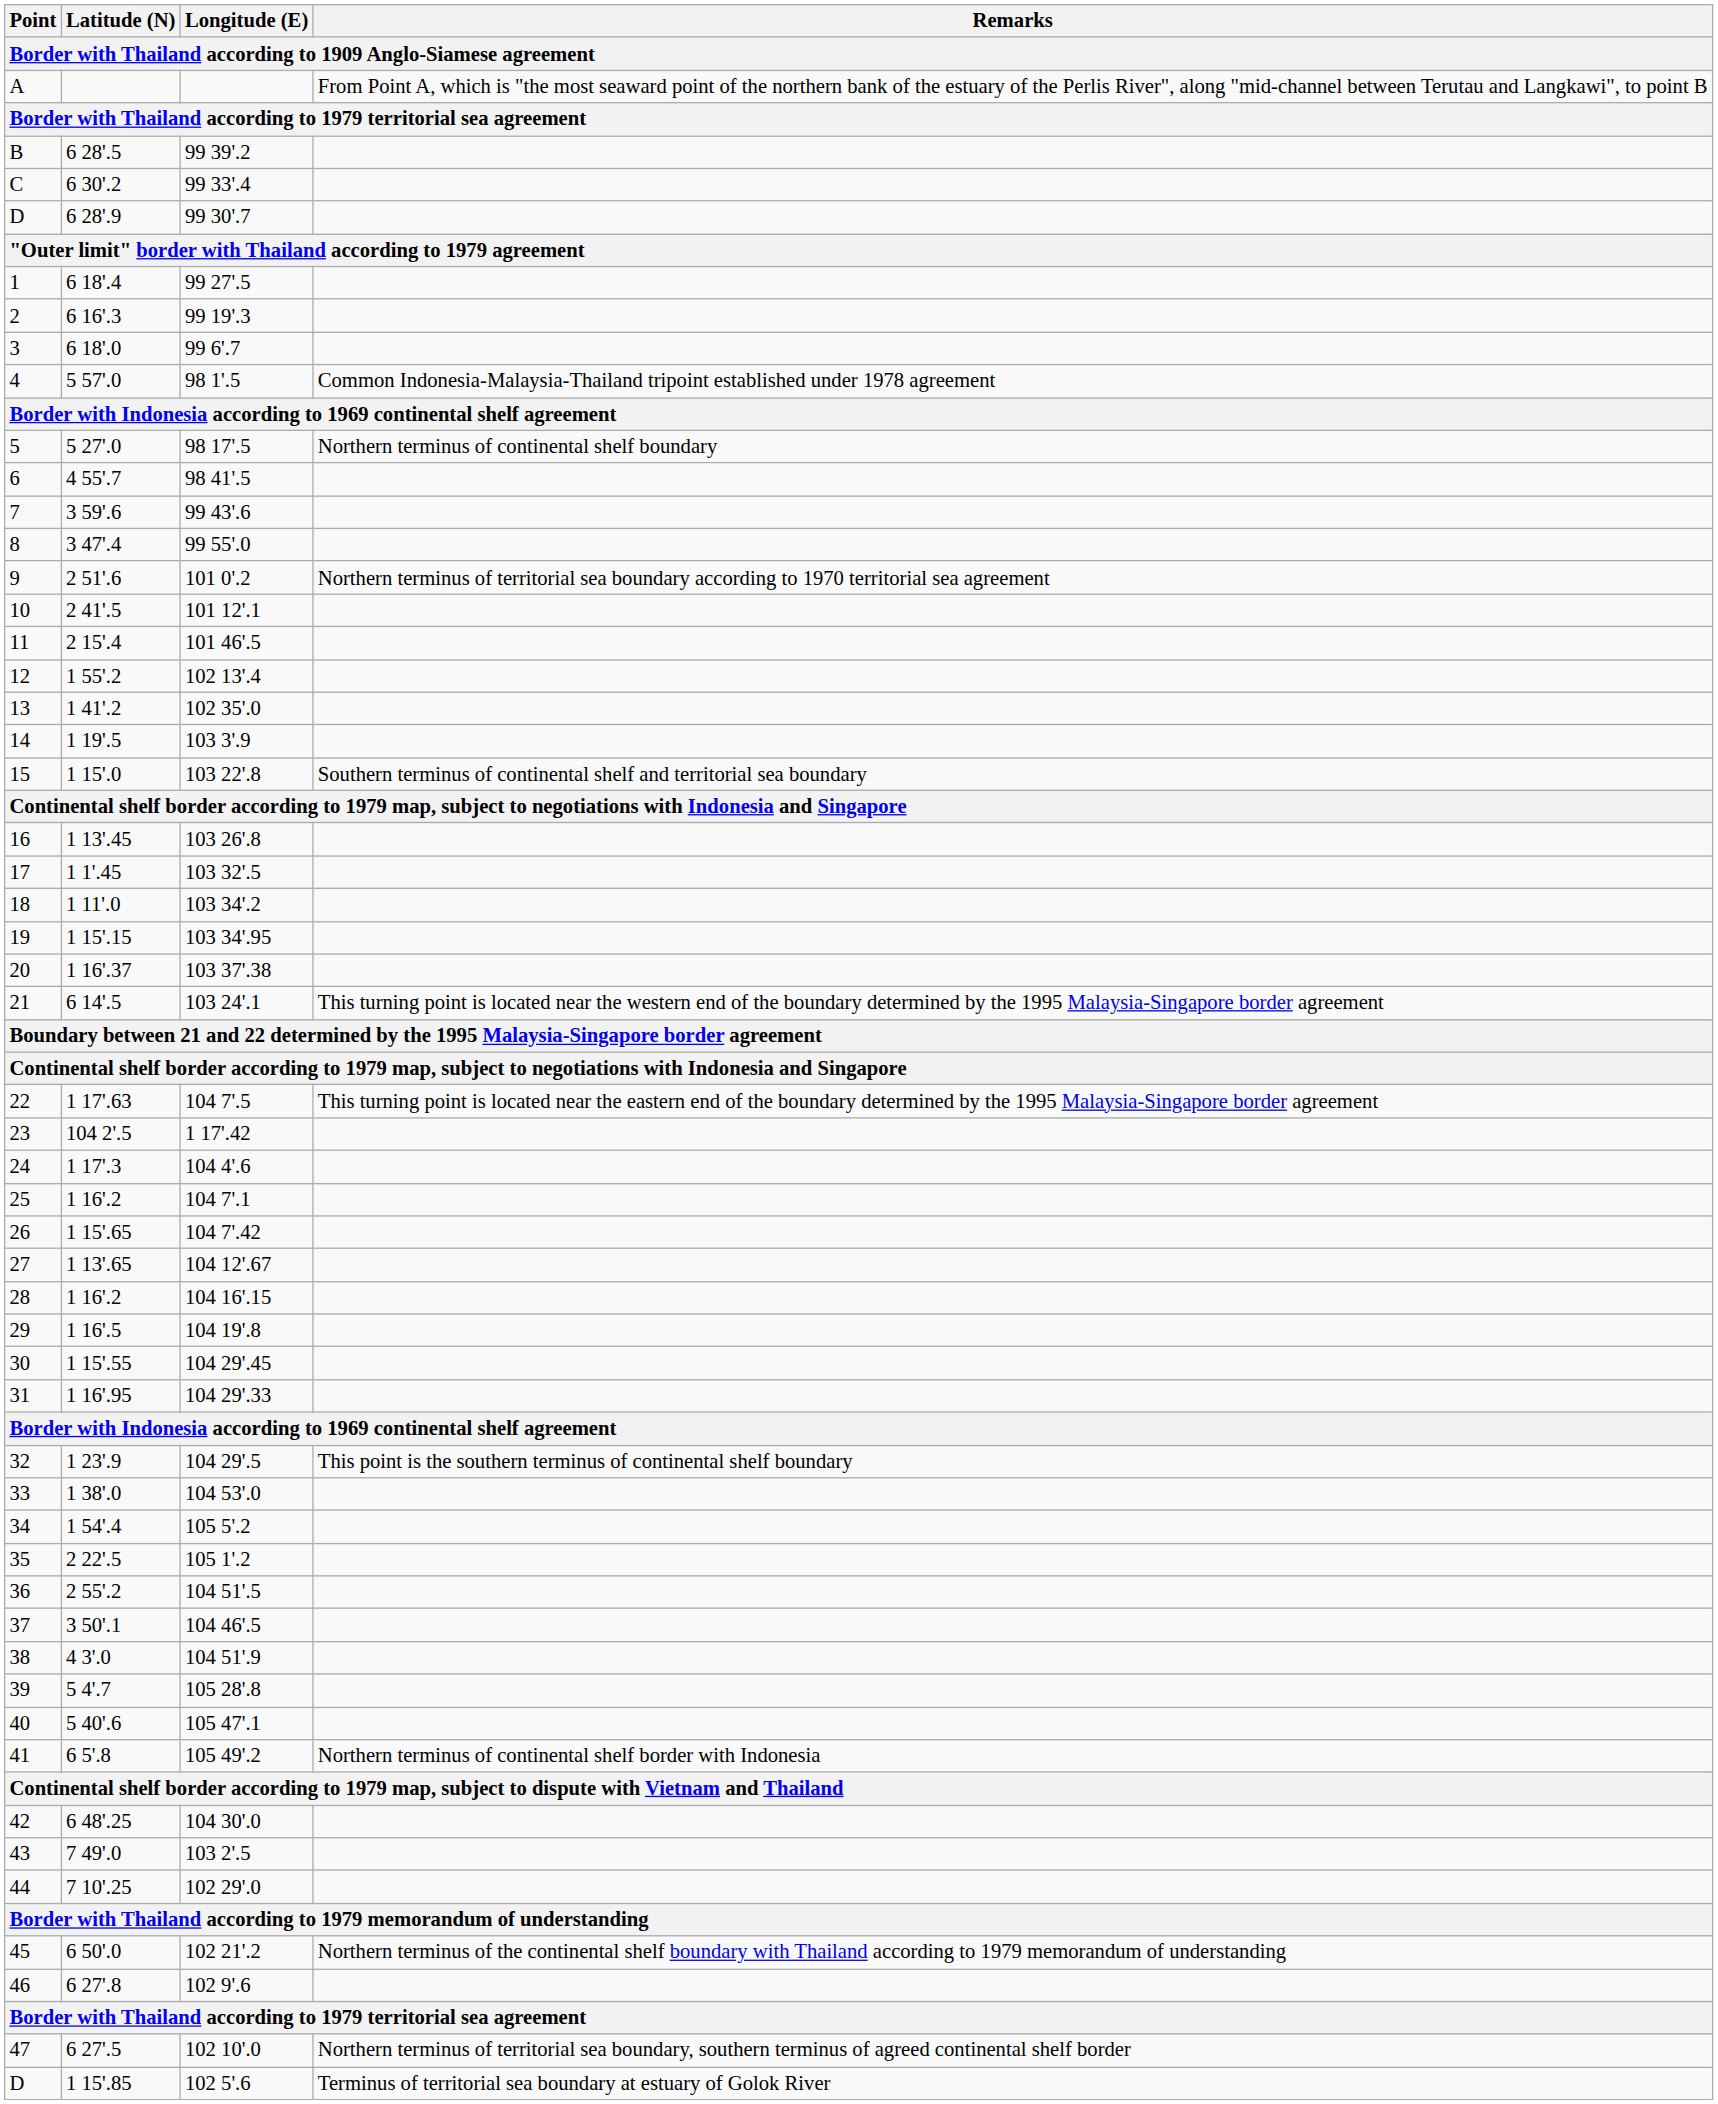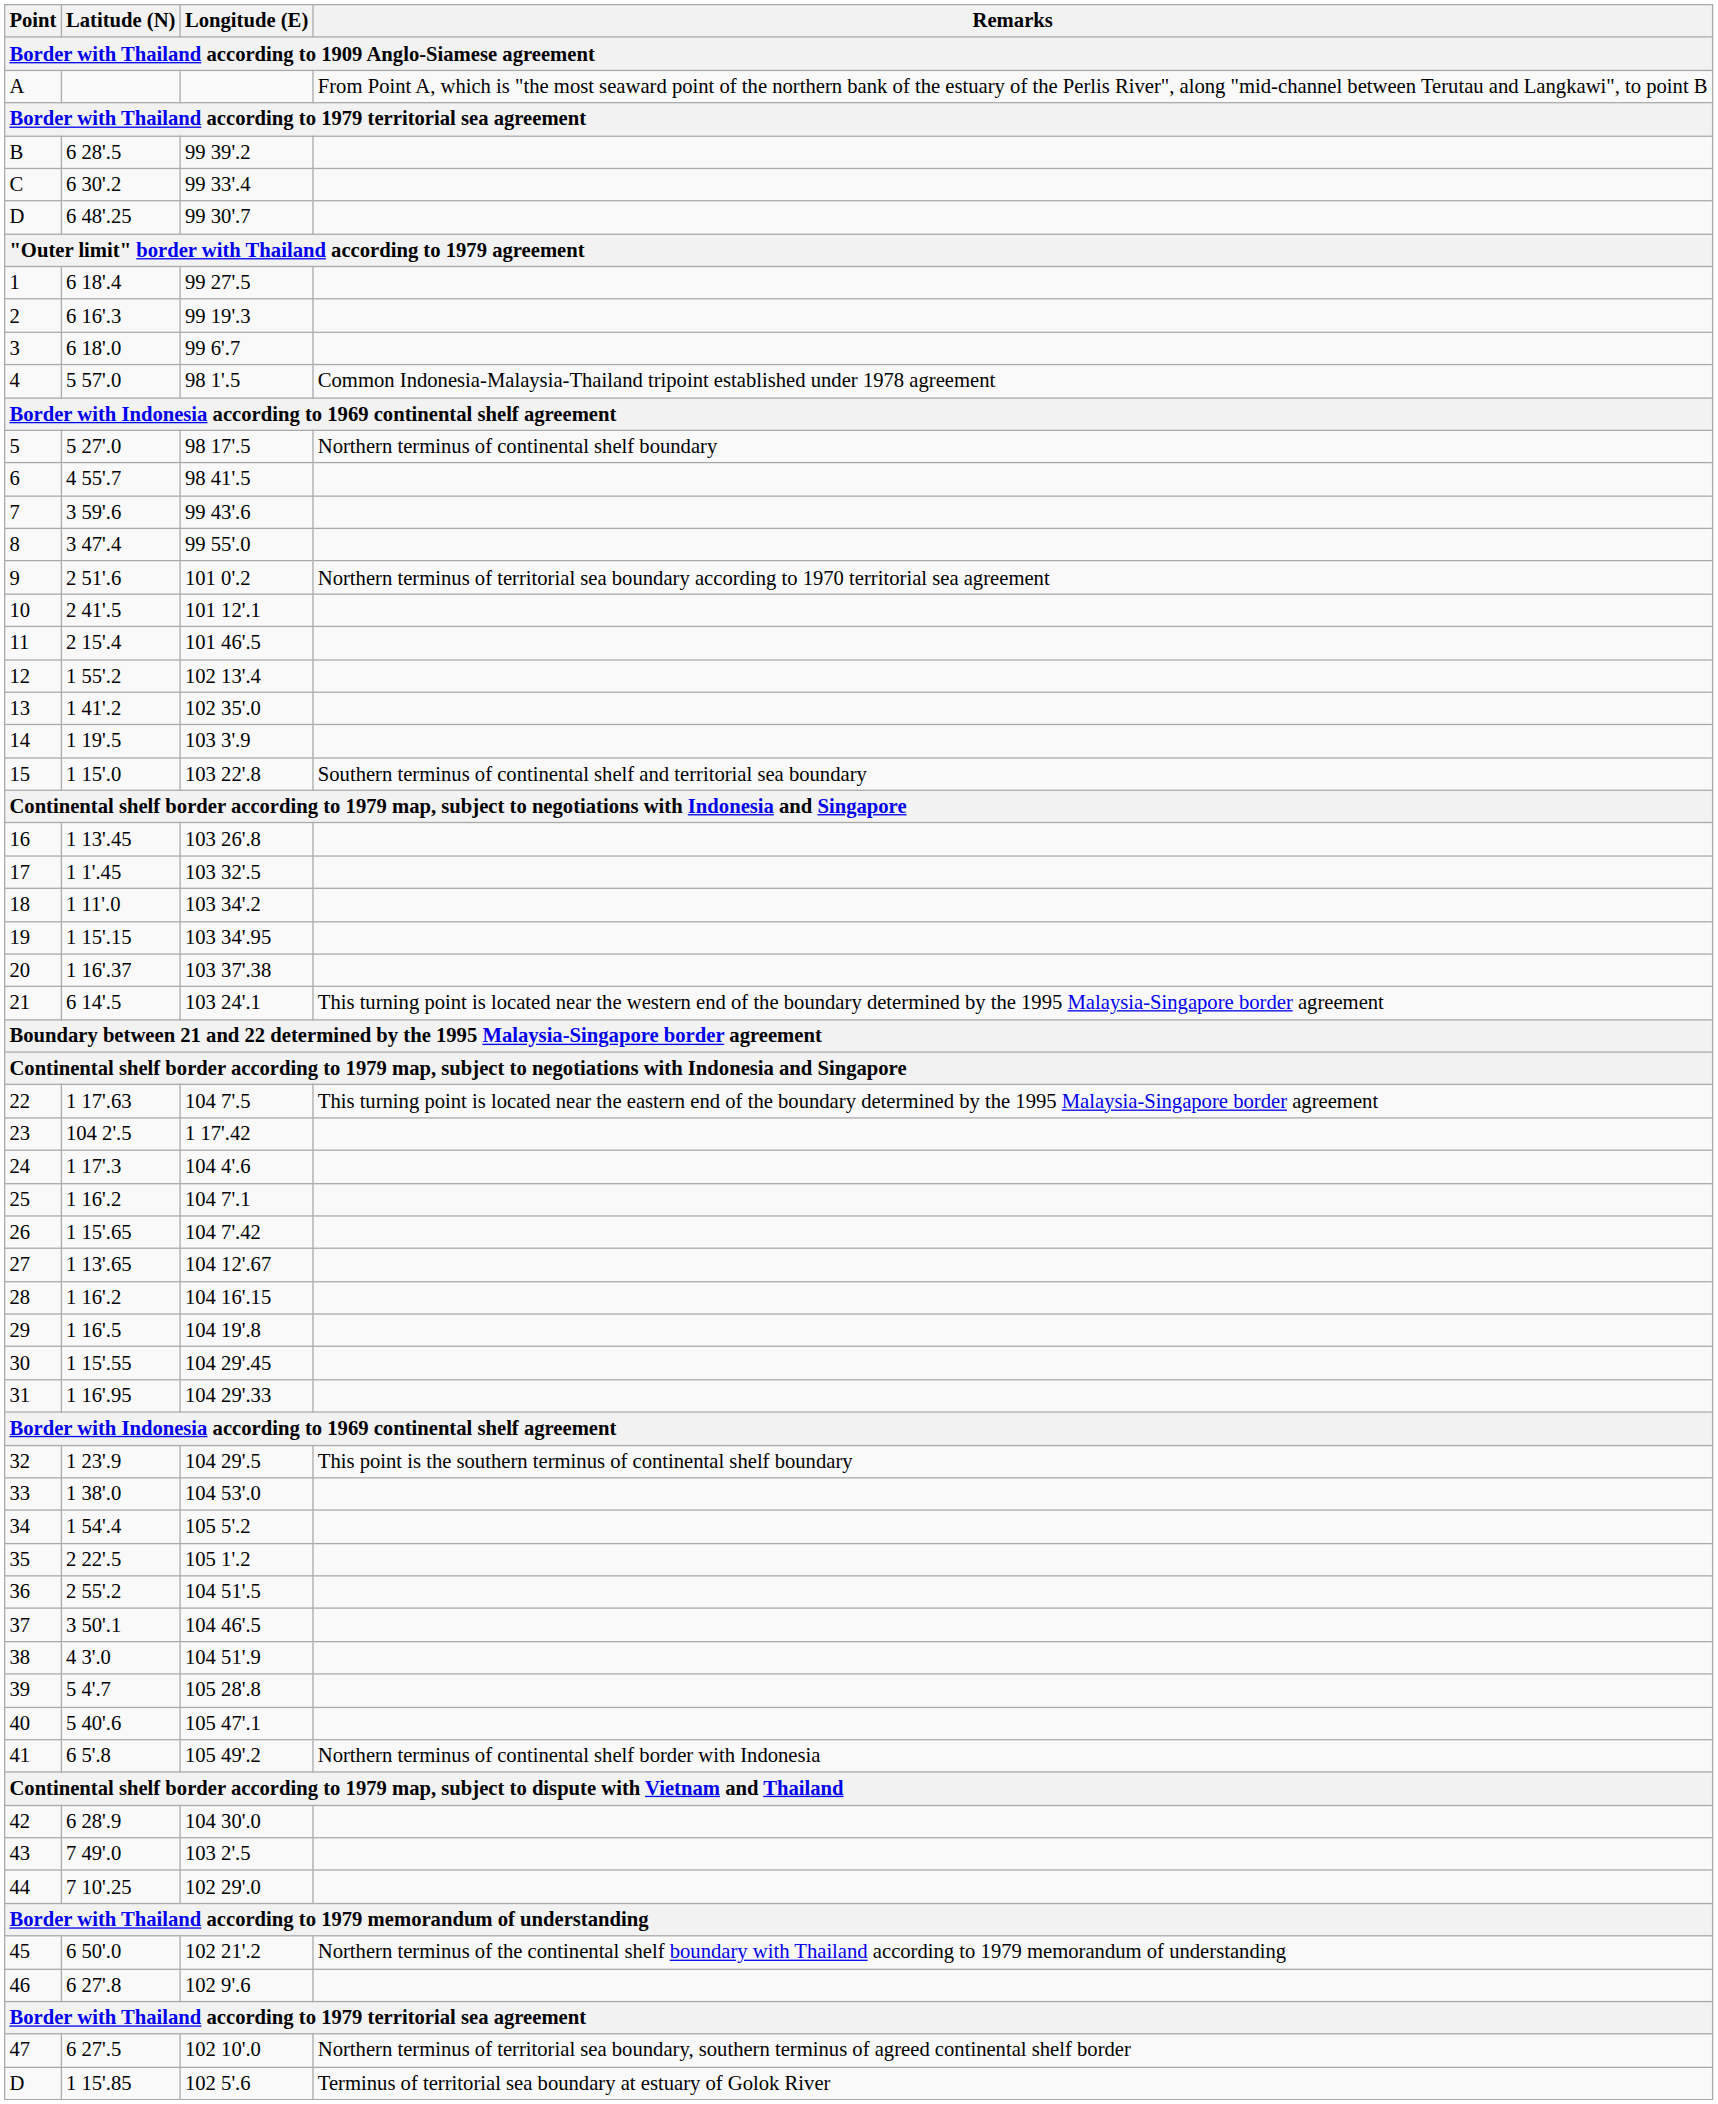(94, 217) 6 28'.9 -> (99, 217) 6 48'.25
(99, 1821) 6 48'.25 -> (94, 1821) 6 28'.9
